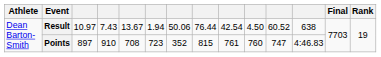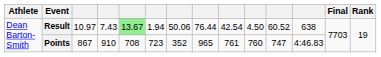(132, 27) no background -> (132, 27) lightgreen background
(85, 44) 897 -> (85, 44) 867
(206, 44) 815 -> (206, 44) 965
